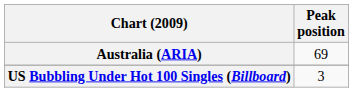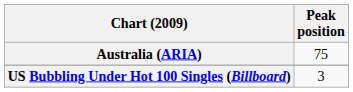(321, 53) 69 -> (321, 53) 75
